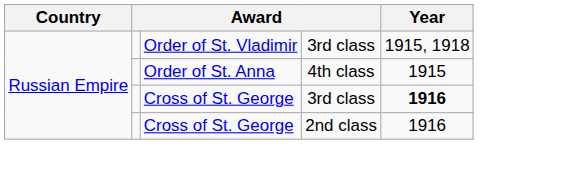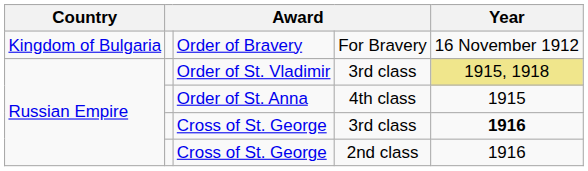+ row: (239, 44)
(427, 44) no background -> (507, 71) khaki background
